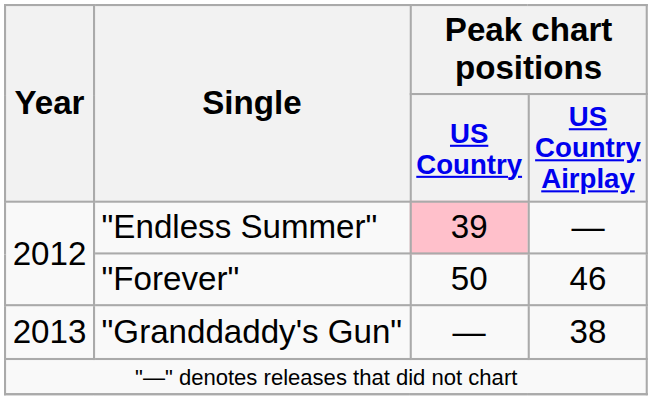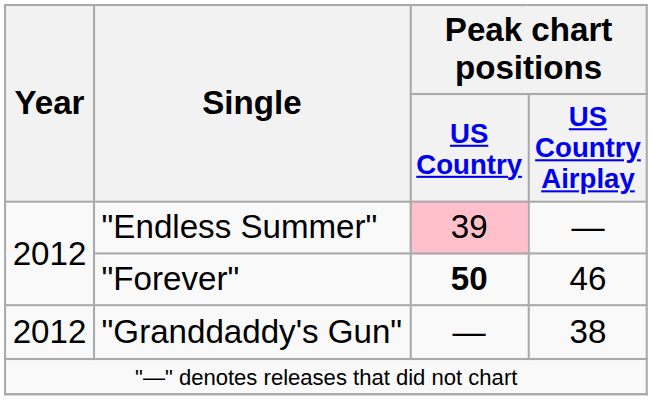(469, 279) normal -> (469, 279) bold
(50, 331) 2013 -> (50, 331) 2012
